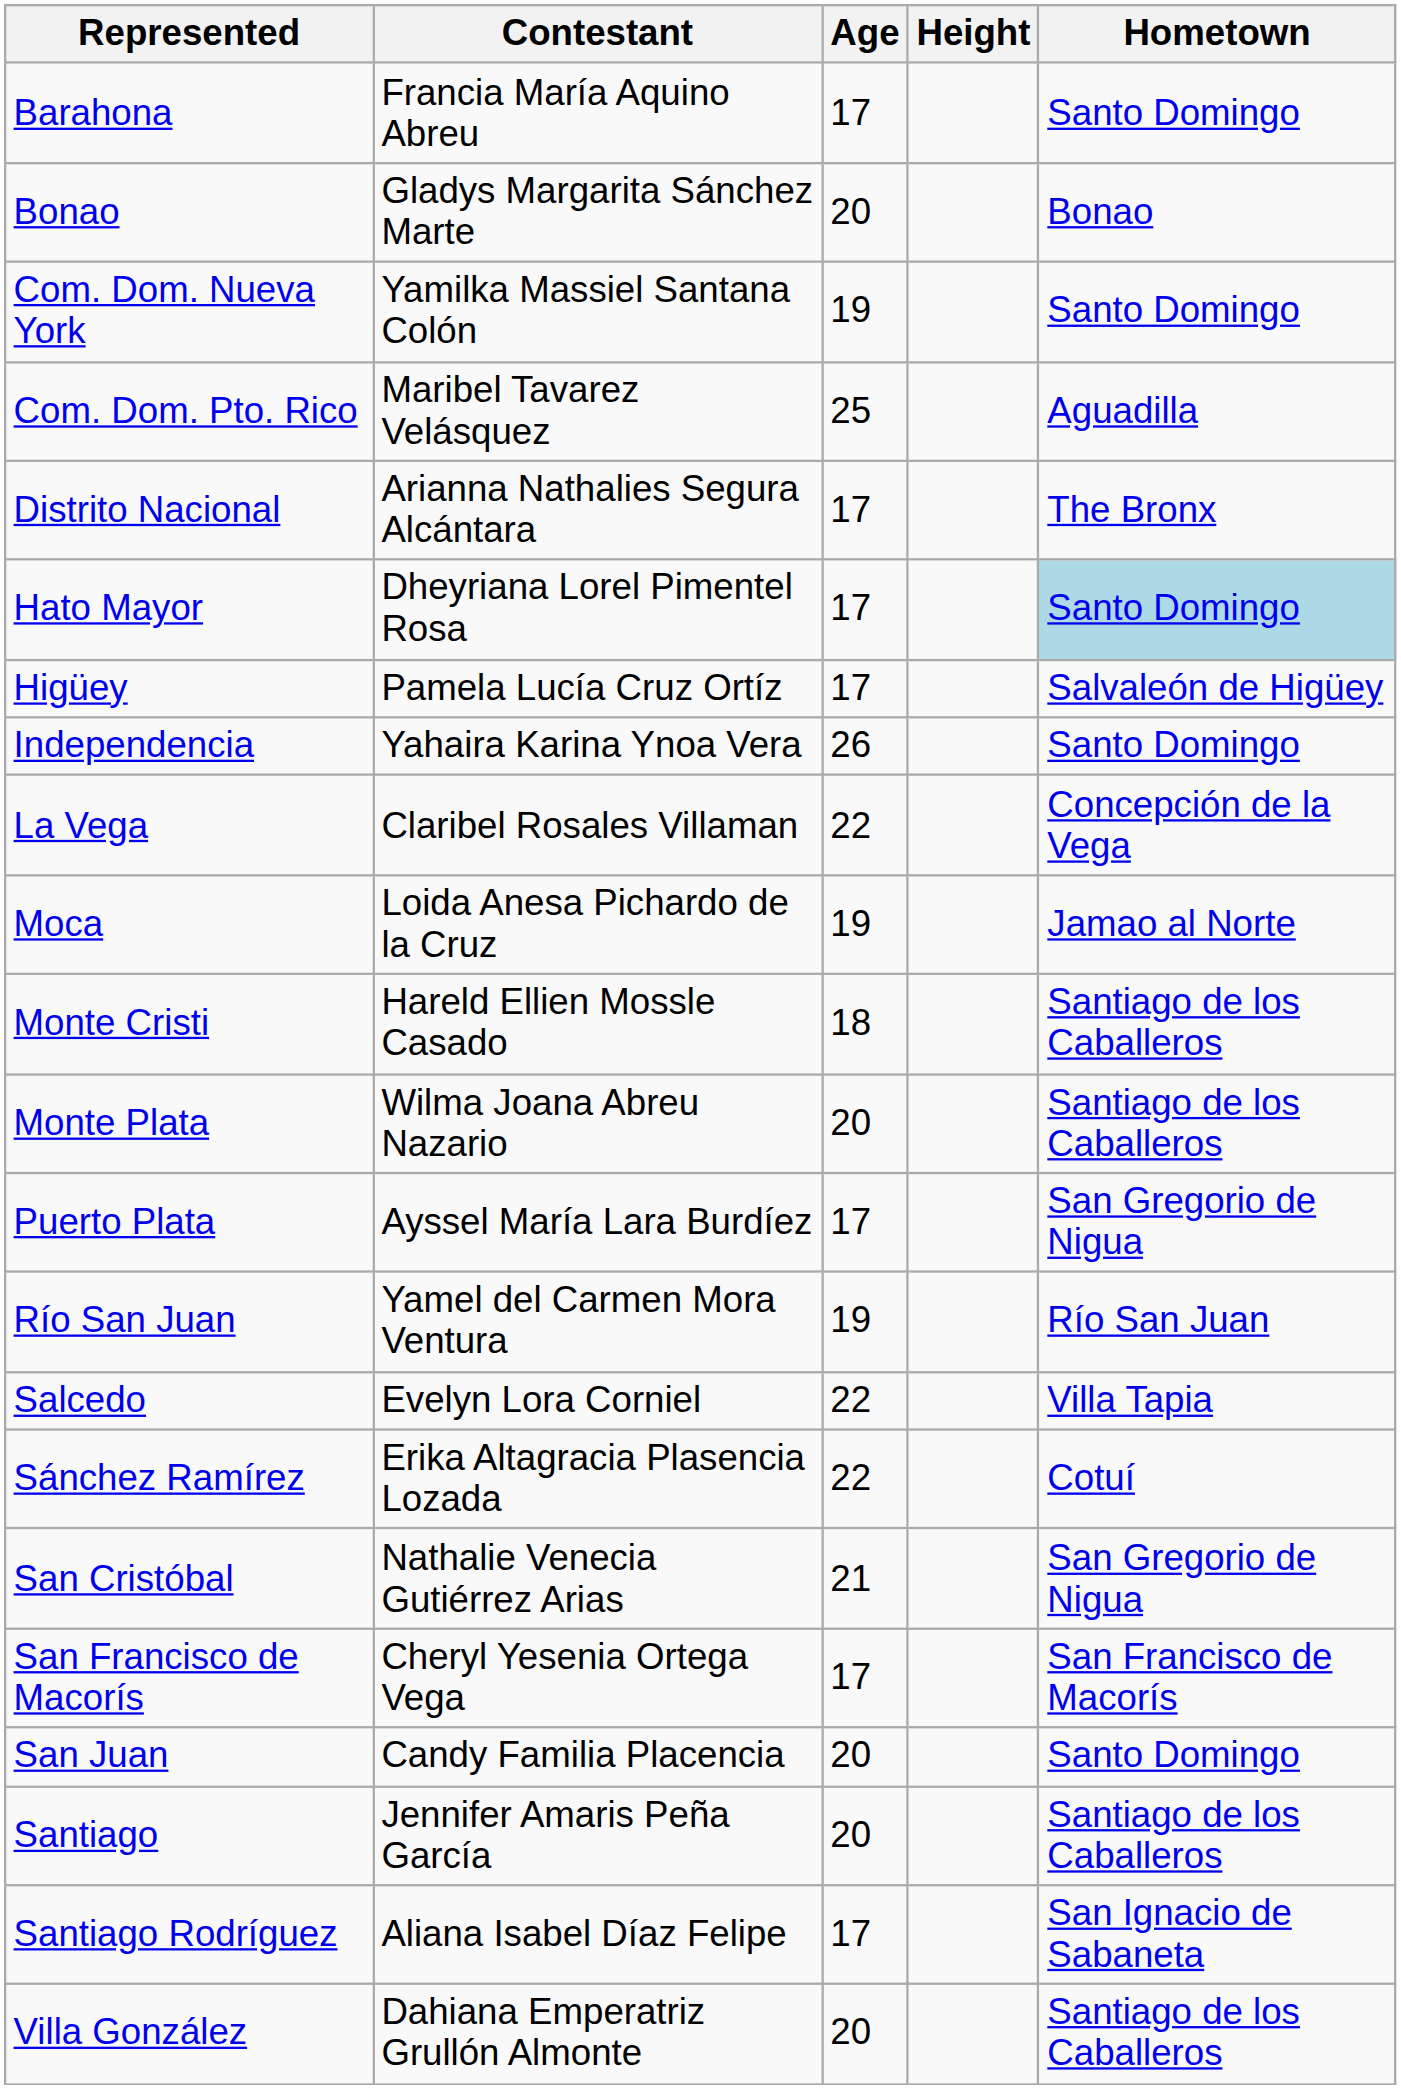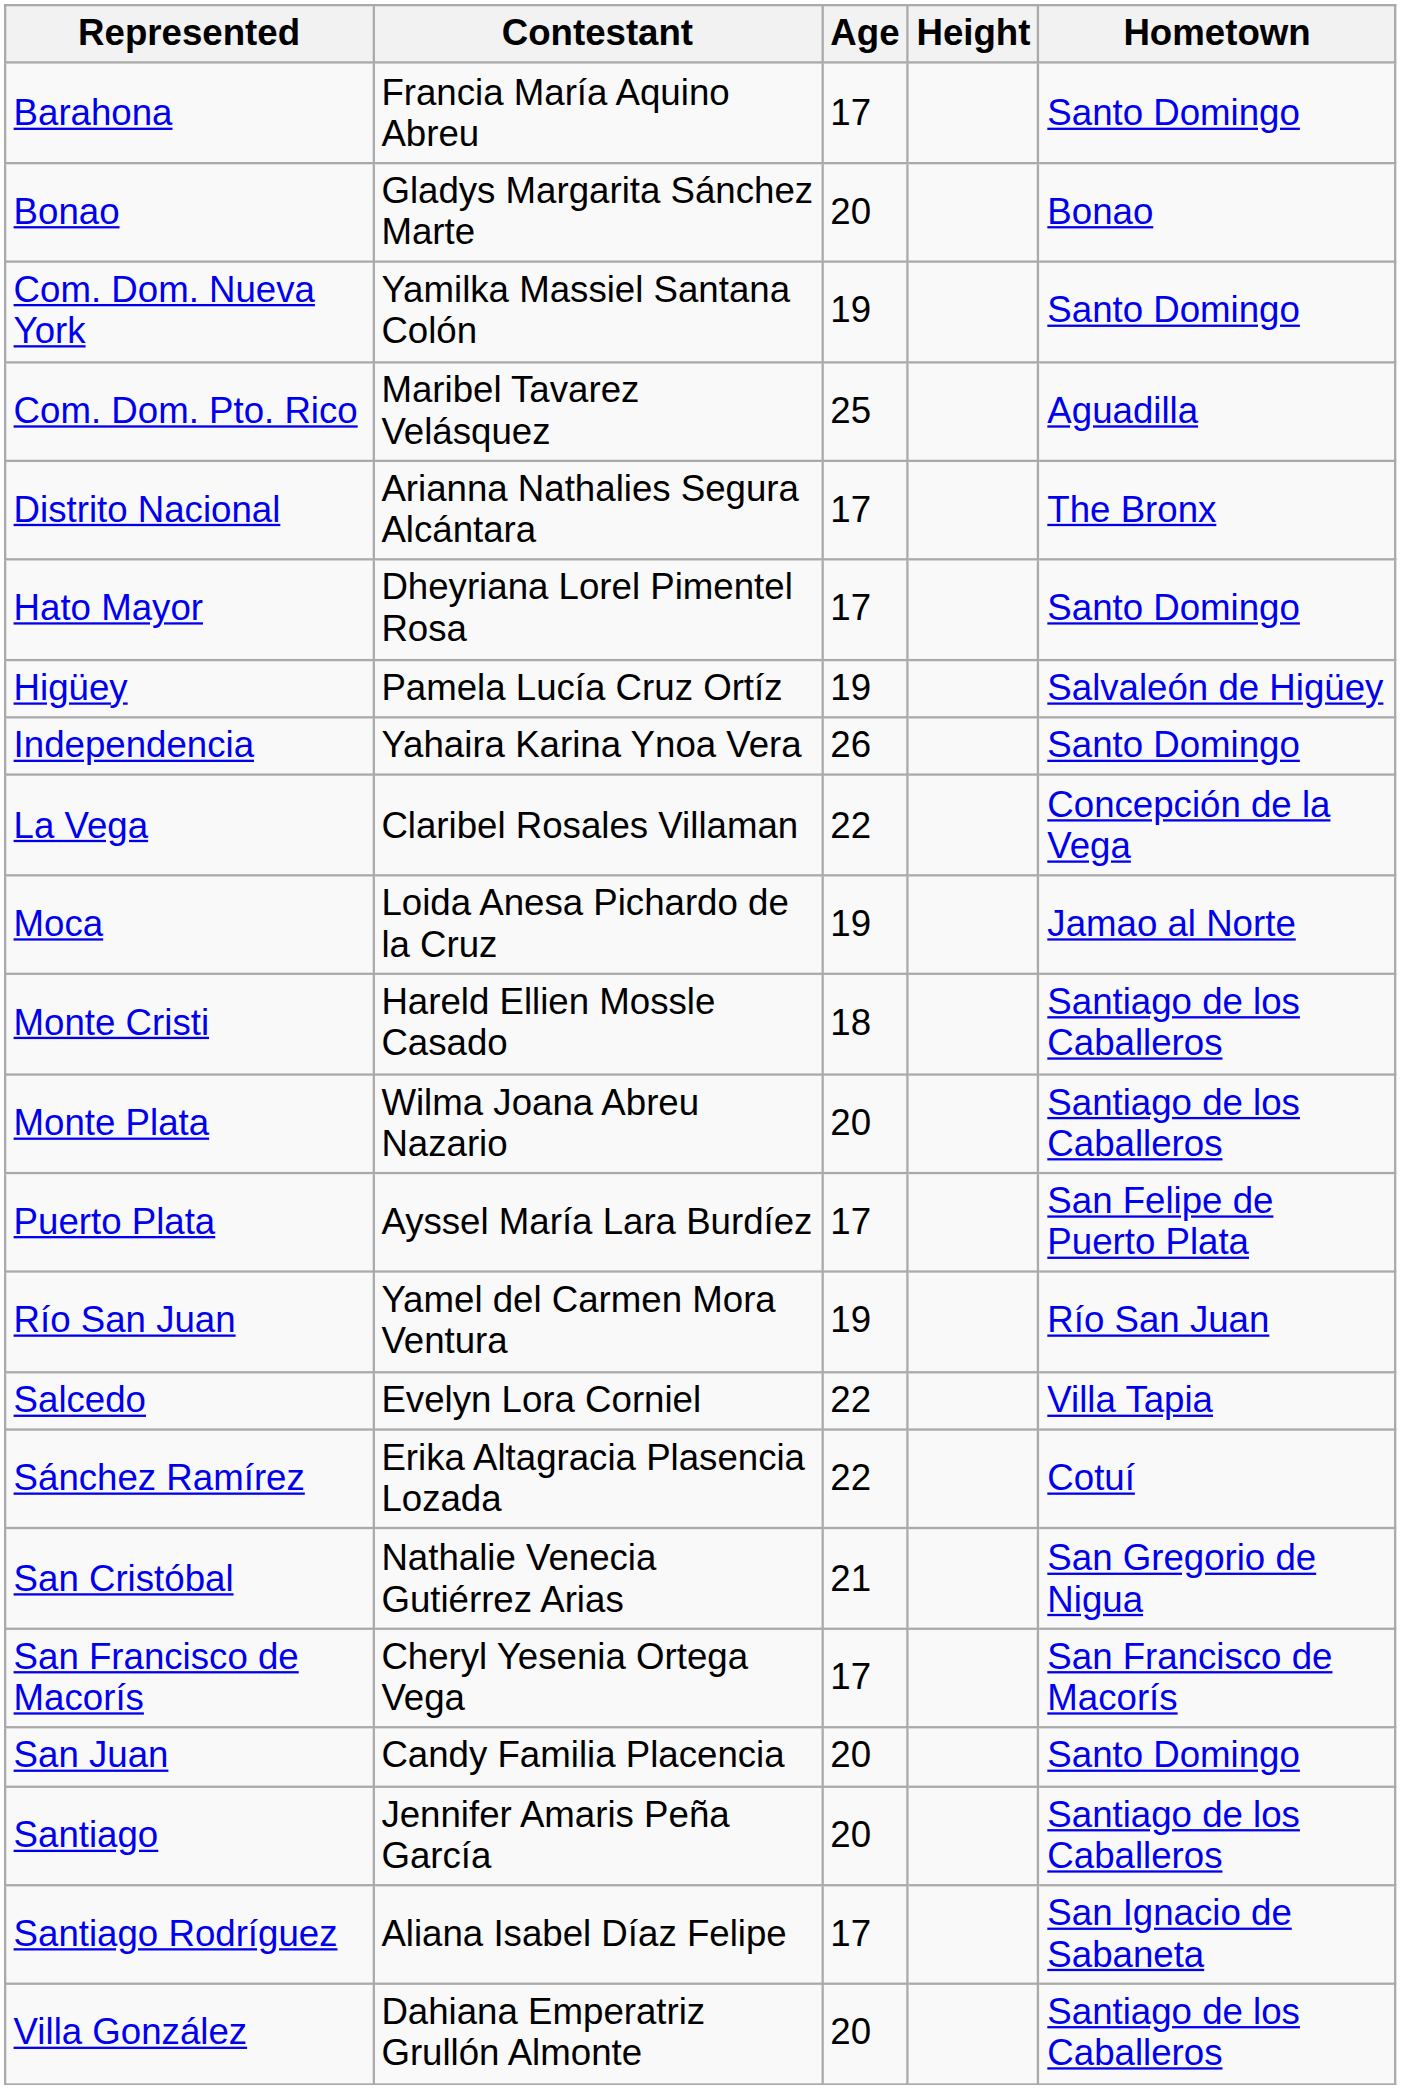(1174, 608) lightblue background -> (1174, 608) no background
(851, 687) 17 -> (851, 687) 19
(1182, 1221) San Gregorio de Nigua -> (1160, 1221) San Felipe de Puerto Plata
